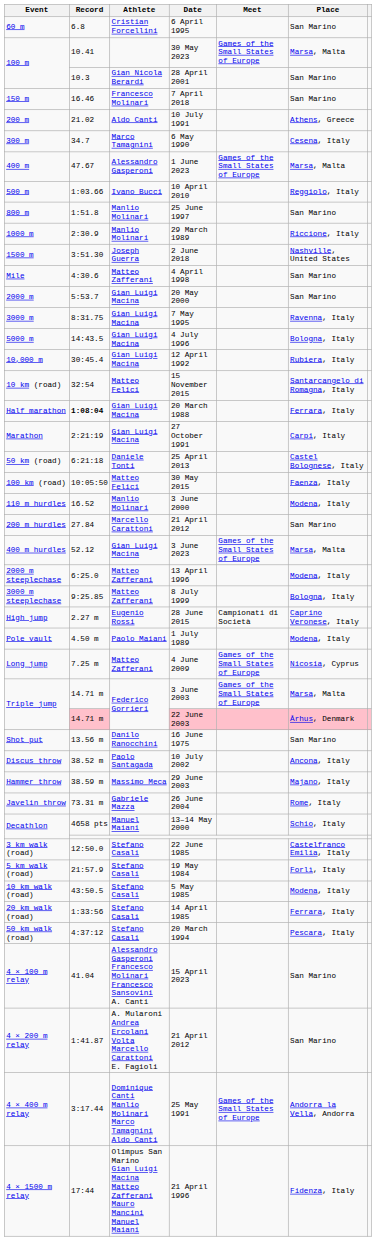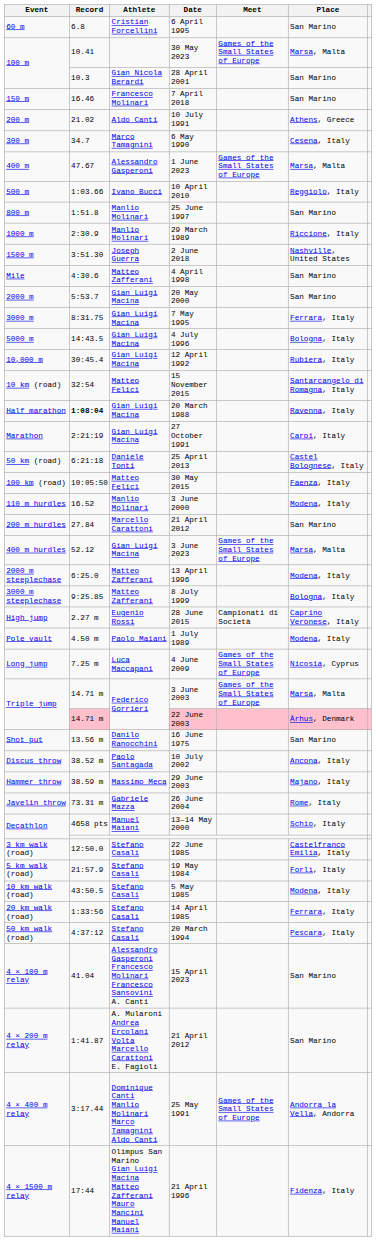(322, 318) Ravenna, Italy -> (322, 318) Ferrara, Italy
(322, 411) Ferrara, Italy -> (322, 411) Ravenna, Italy
(132, 664) Matteo Zafferani -> (132, 664) Luca Maccapani
